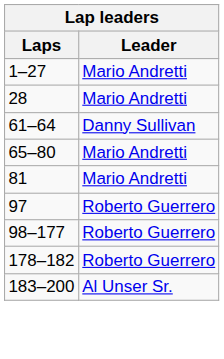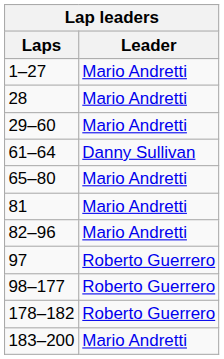+ row: (32, 125)
+ row: (32, 233)
(128, 286) Al Unser Sr. -> (135, 340) Mario Andretti
